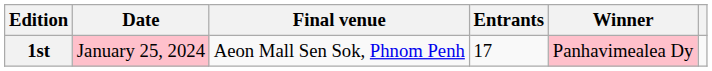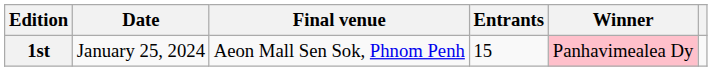(141, 50) pink background -> (141, 50) no background
(483, 50) 17 -> (483, 50) 15
